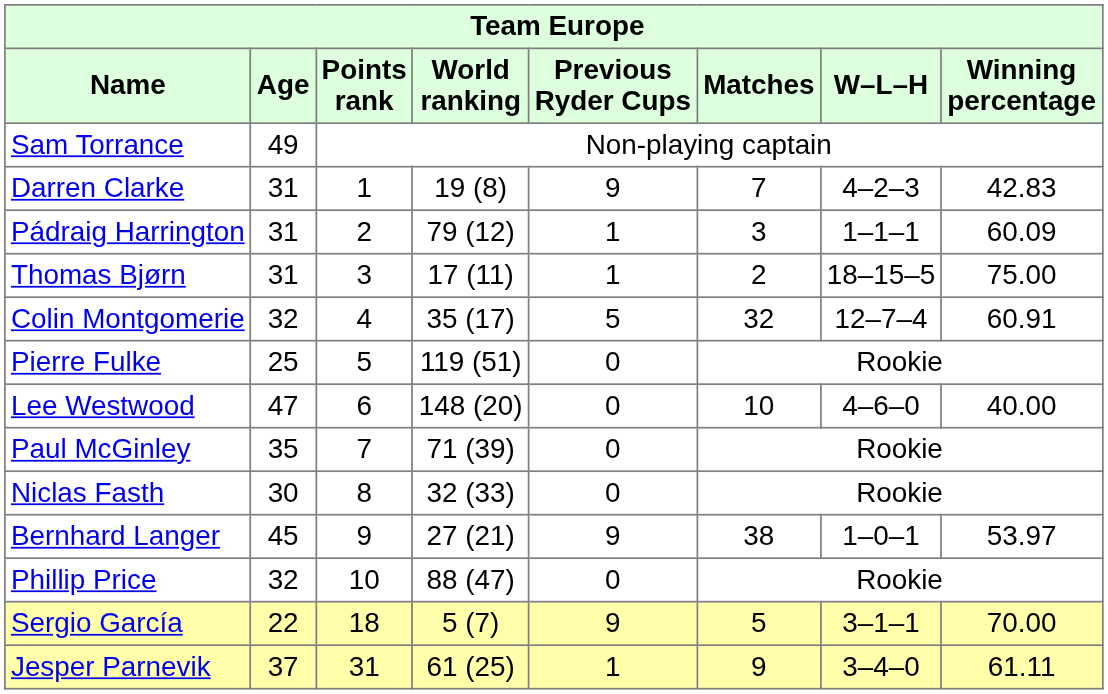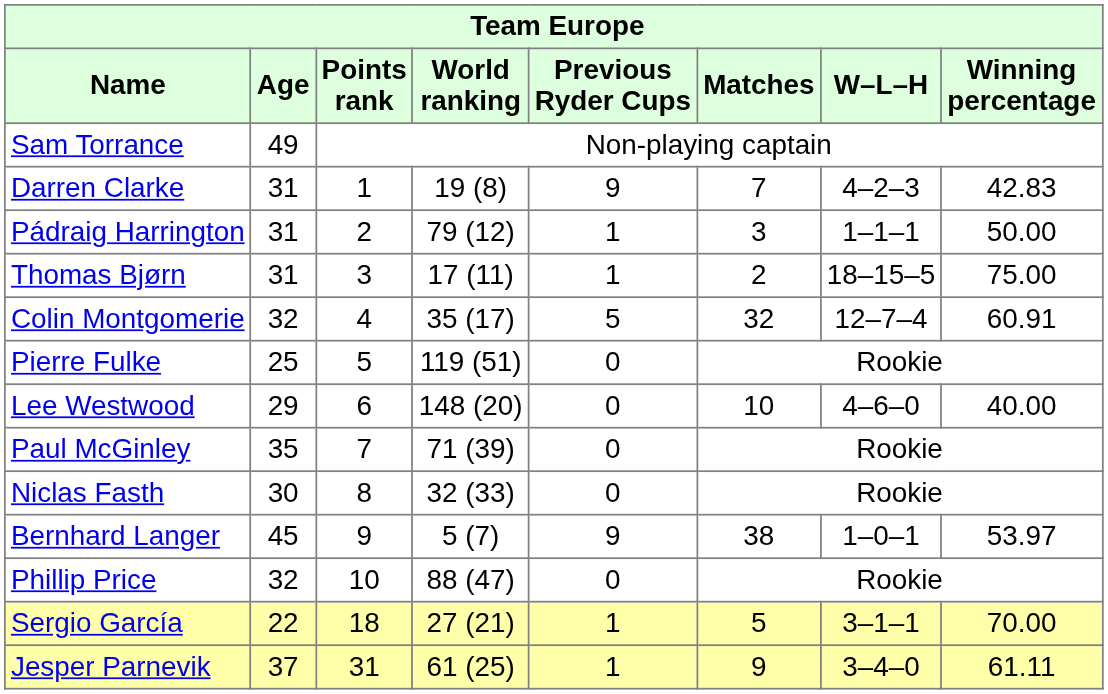(1022, 231) 60.09 -> (1022, 231) 50.00
(283, 405) 47 -> (283, 405) 29
(471, 536) 27 (21) -> (471, 536) 5 (7)
(471, 623) 5 (7) -> (471, 623) 27 (21)
(613, 623) 9 -> (613, 623) 1
